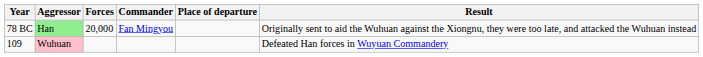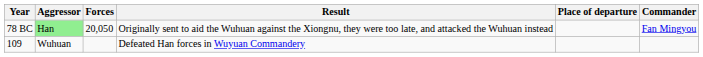columns swapped: (146, 12) <-> (479, 12)
(99, 28) 20,000 -> (99, 28) 20,050
(54, 44) pink background -> (54, 44) no background
